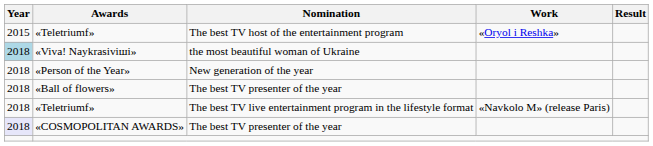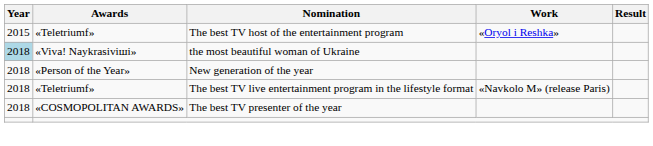- row: (75, 89)
(18, 126) lavender background -> (18, 108) no background
